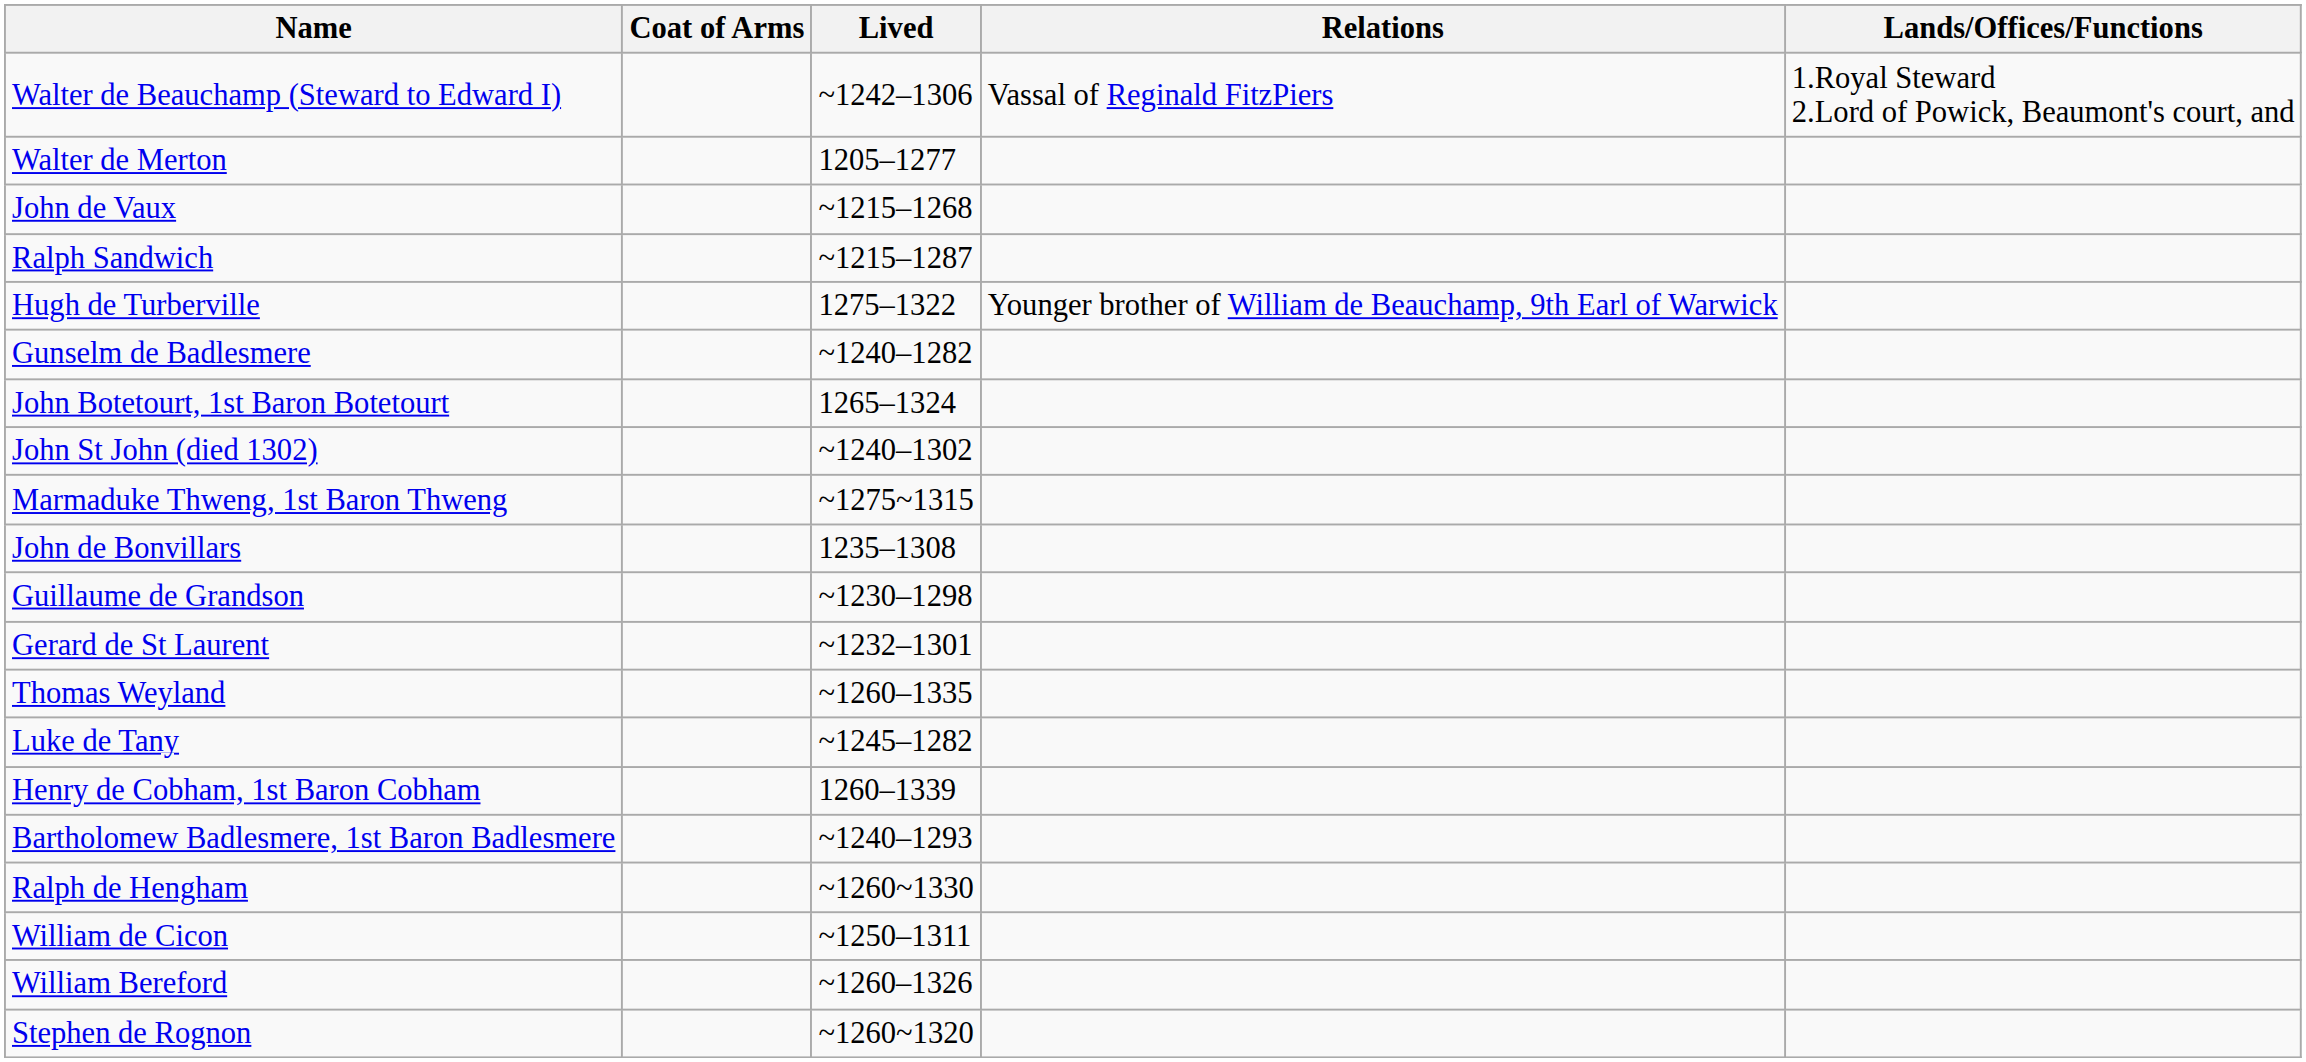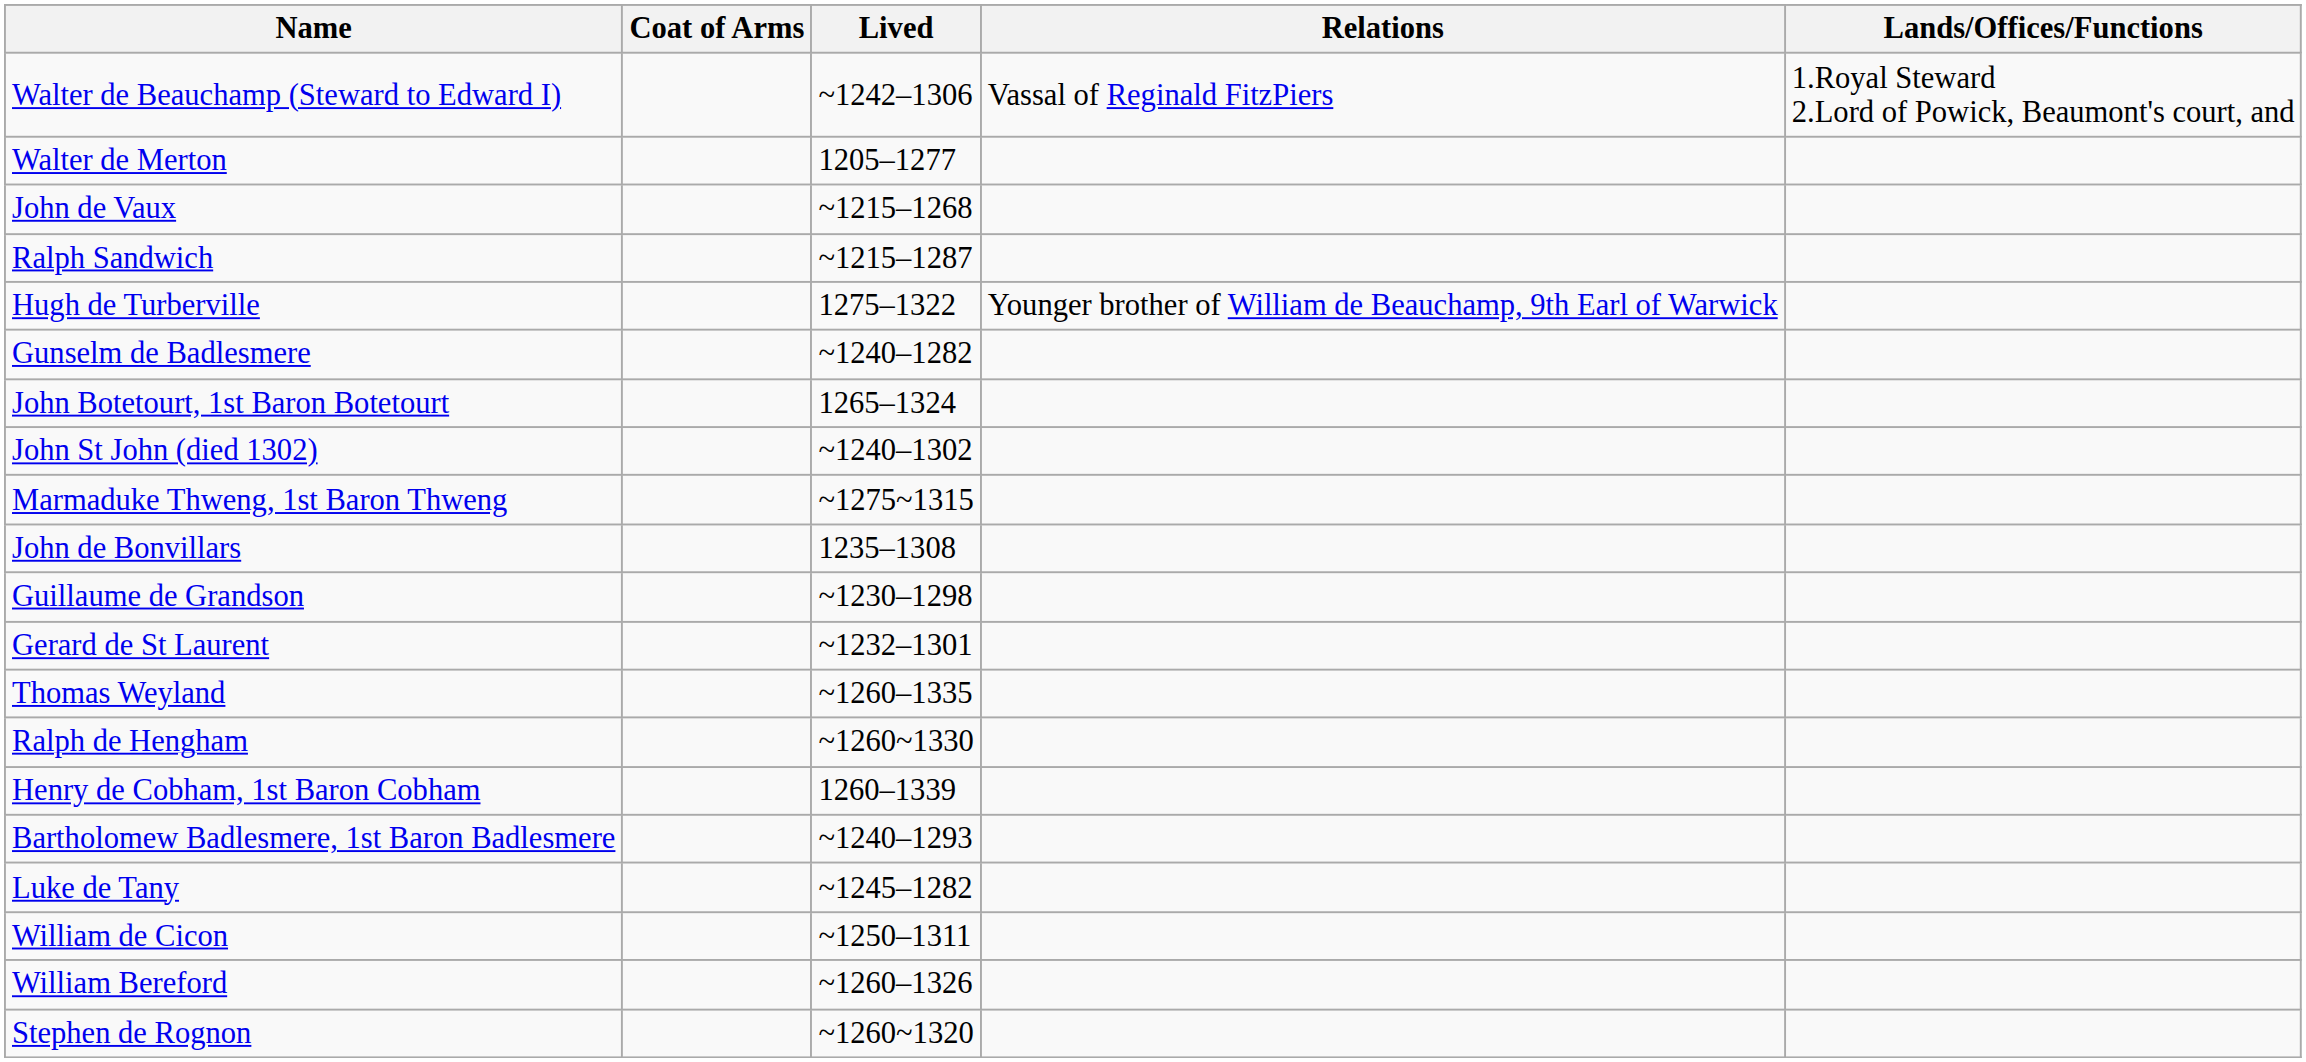rows swapped: (130, 887) <-> (96, 741)
